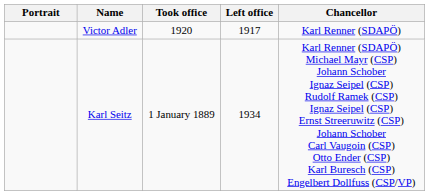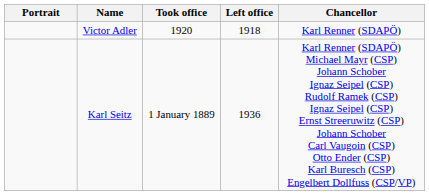(249, 30) 1917 -> (249, 30) 1918
(249, 114) 1934 -> (249, 114) 1936
